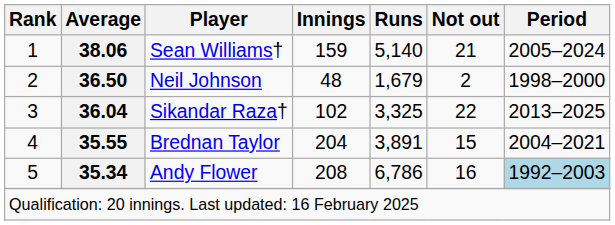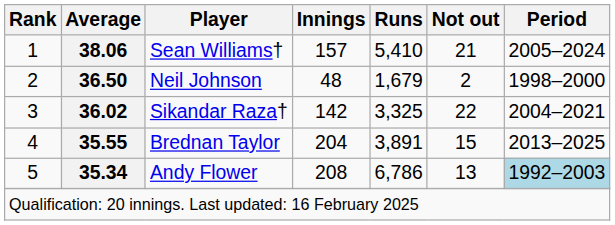(331, 50) 159 -> (331, 50) 157
(399, 50) 5,140 -> (399, 50) 5,410
(103, 111) 36.04 -> (103, 111) 36.02
(331, 111) 102 -> (331, 111) 142
(557, 111) 2013–2025 -> (557, 111) 2004–2021
(557, 142) 2004–2021 -> (557, 142) 2013–2025
(466, 173) 16 -> (466, 173) 13
